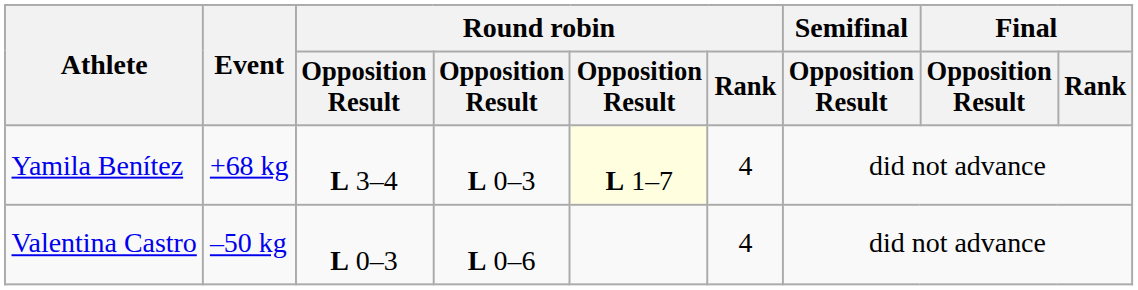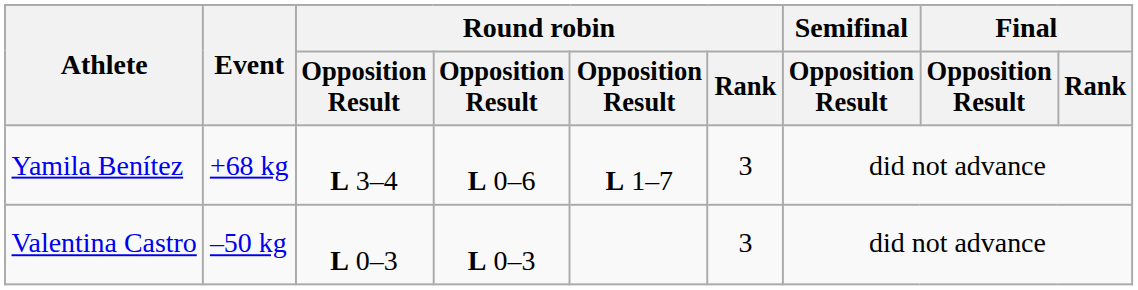(502, 181) L 0–3 -> (502, 181) L 0–6
(639, 181) lightyellow background -> (639, 181) no background
(745, 165) 4 -> (745, 165) 3
(502, 260) L 0–6 -> (502, 260) L 0–3
(745, 244) 4 -> (745, 244) 3
